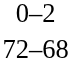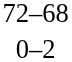rows swapped: (36, 49) <-> (36, 13)
